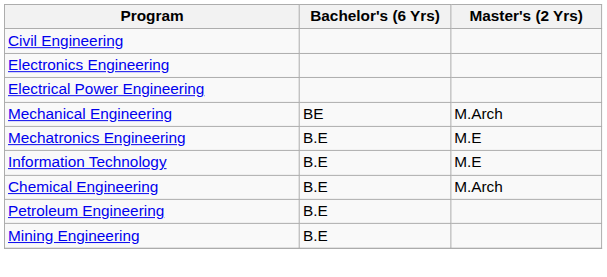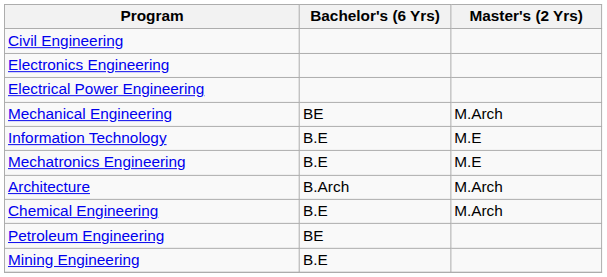rows swapped: (87, 162) <-> (97, 138)
+ row: (49, 187)
(315, 211) B.E -> (313, 235) BE
